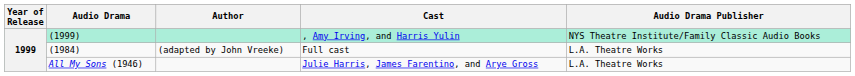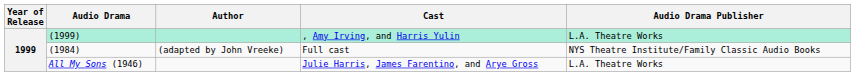(695, 36) NYS Theatre Institute/Family Classic Audio Books -> (616, 36) L.A. Theatre Works
(616, 50) L.A. Theatre Works -> (695, 50) NYS Theatre Institute/Family Classic Audio Books
